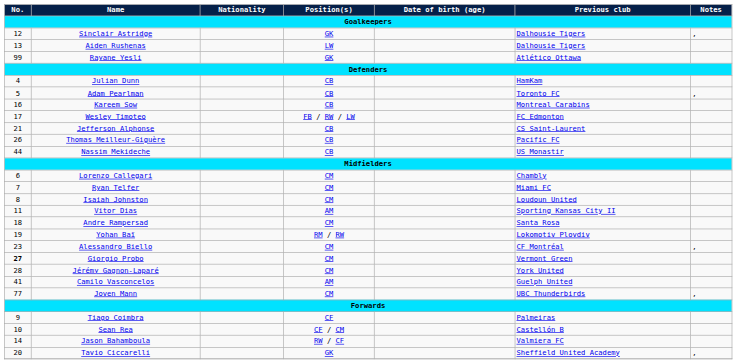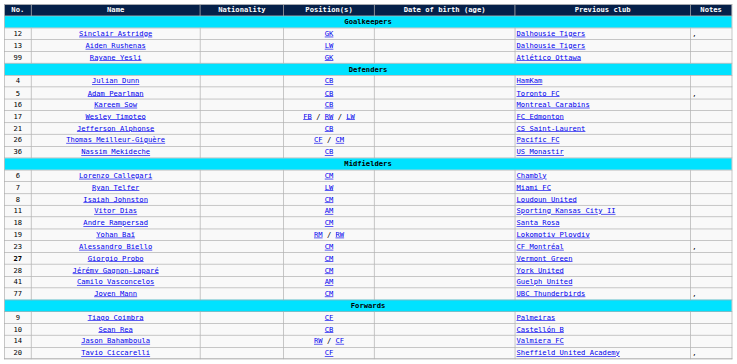(329, 140) CB -> (329, 140) CF / CM
(18, 152) 44 -> (18, 152) 36
(329, 188) CM -> (329, 188) LW
(329, 330) CF / CM -> (329, 330) CB
(329, 353) GK -> (329, 353) CF
